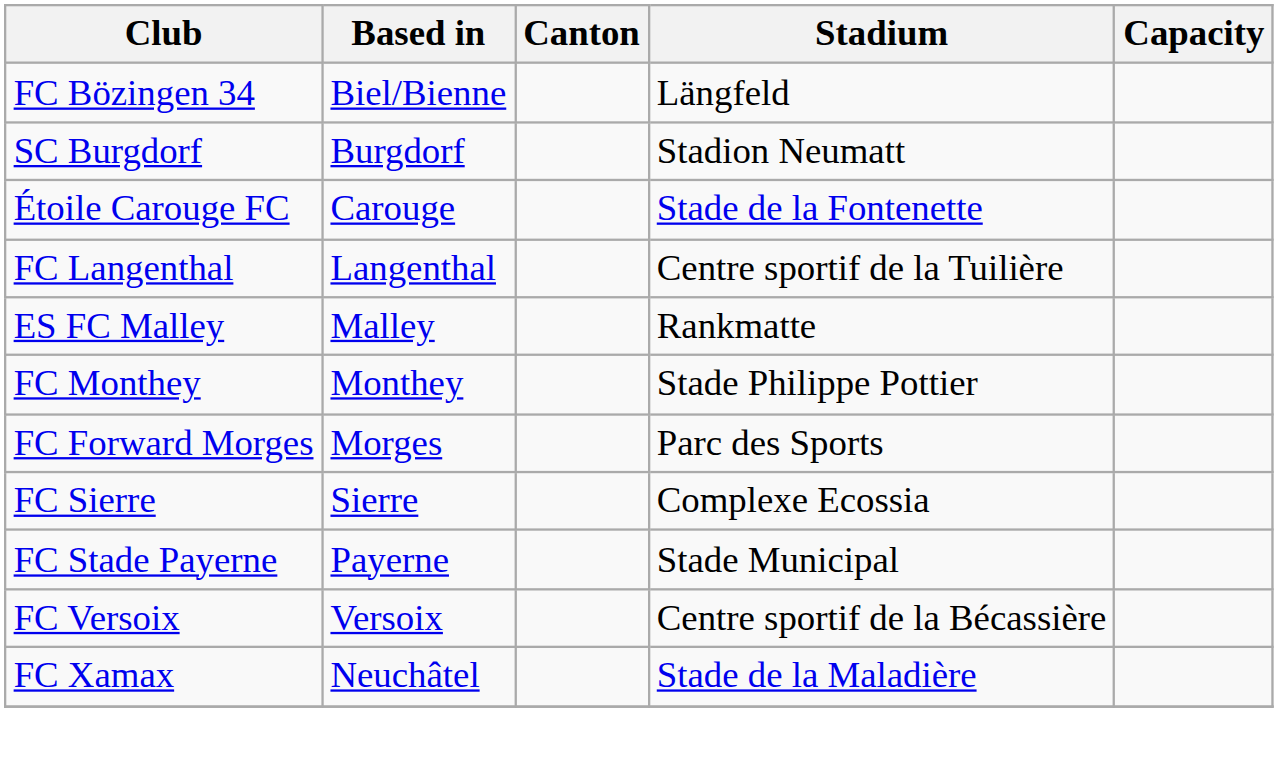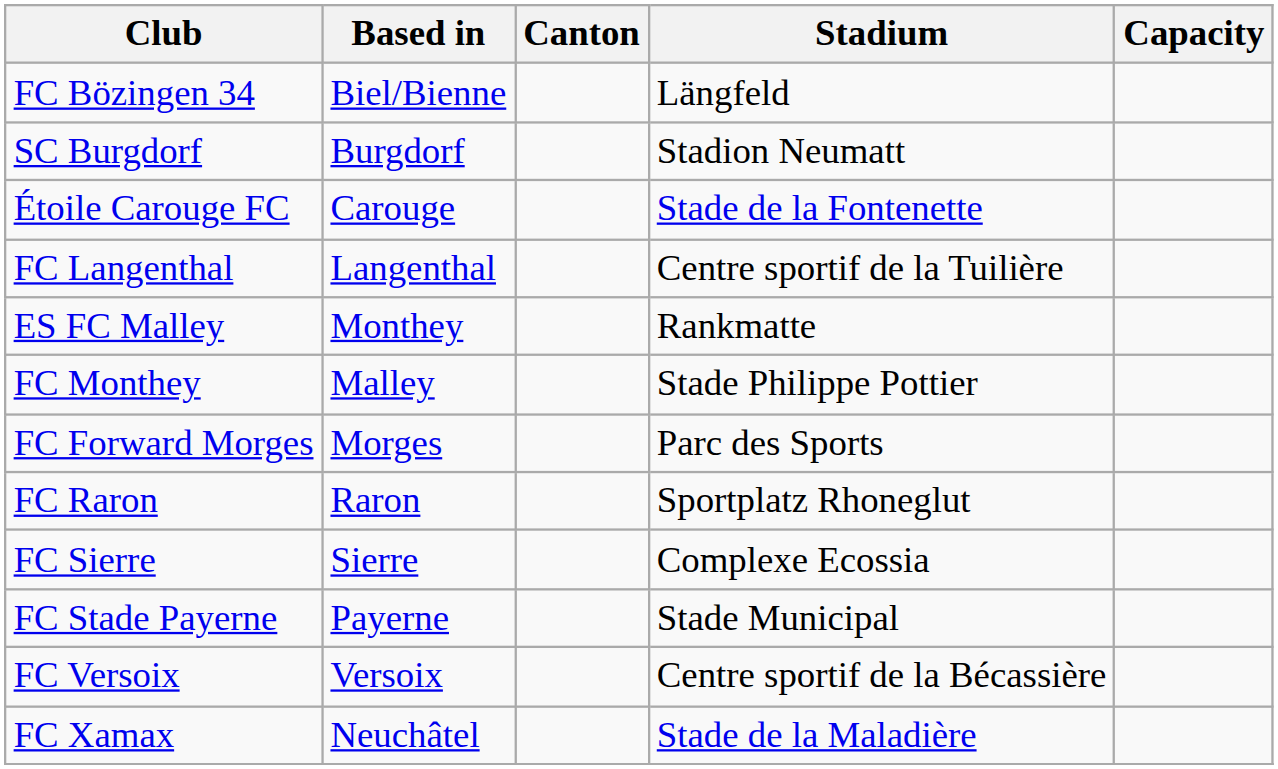(383, 325) Malley -> (397, 325) Monthey
(397, 383) Monthey -> (383, 383) Malley
+ row: (86, 500)
